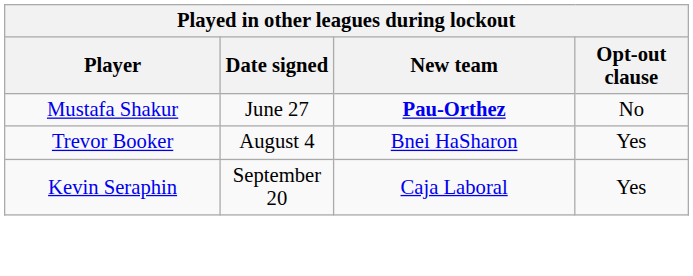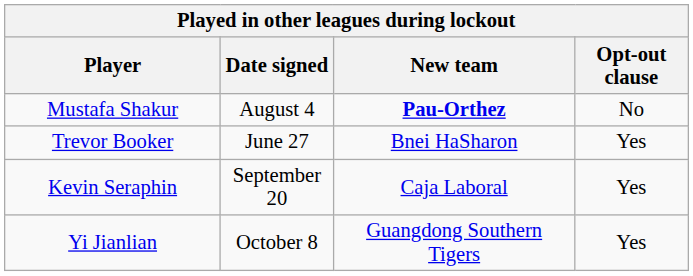(277, 109) June 27 -> (277, 109) August 4
(277, 142) August 4 -> (277, 142) June 27
+ row: (113, 242)
